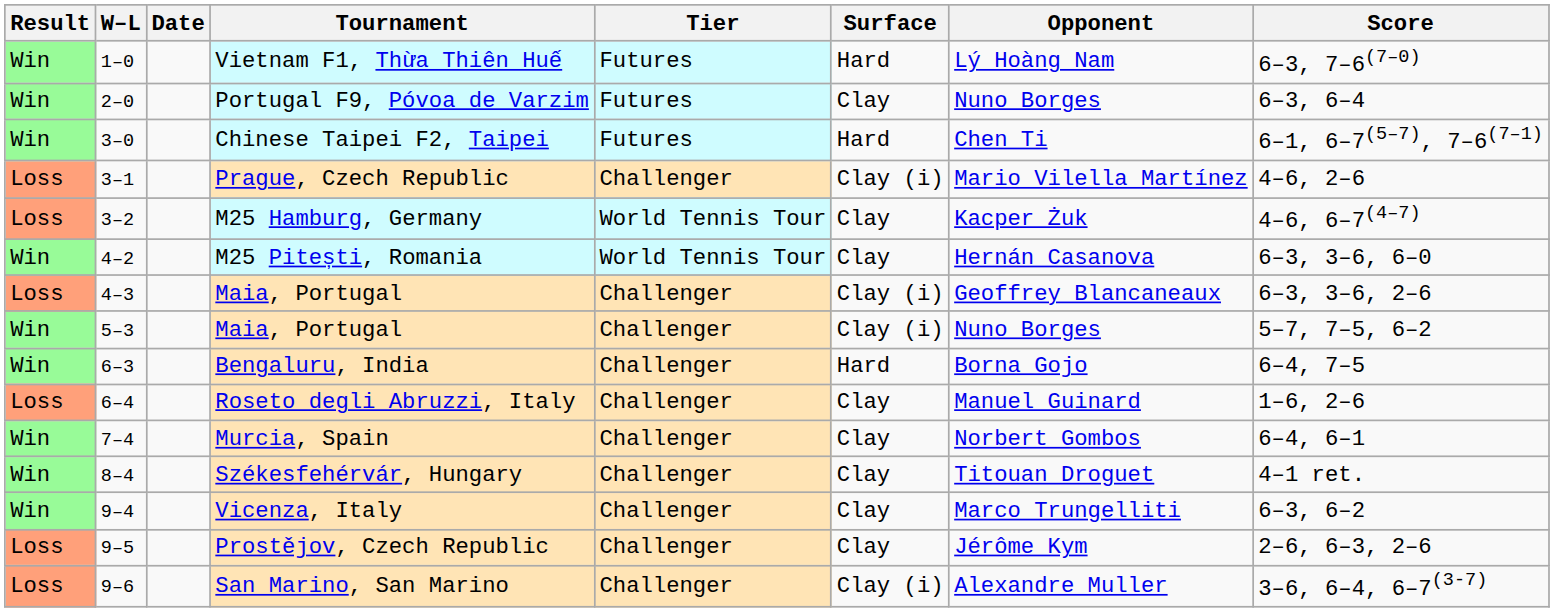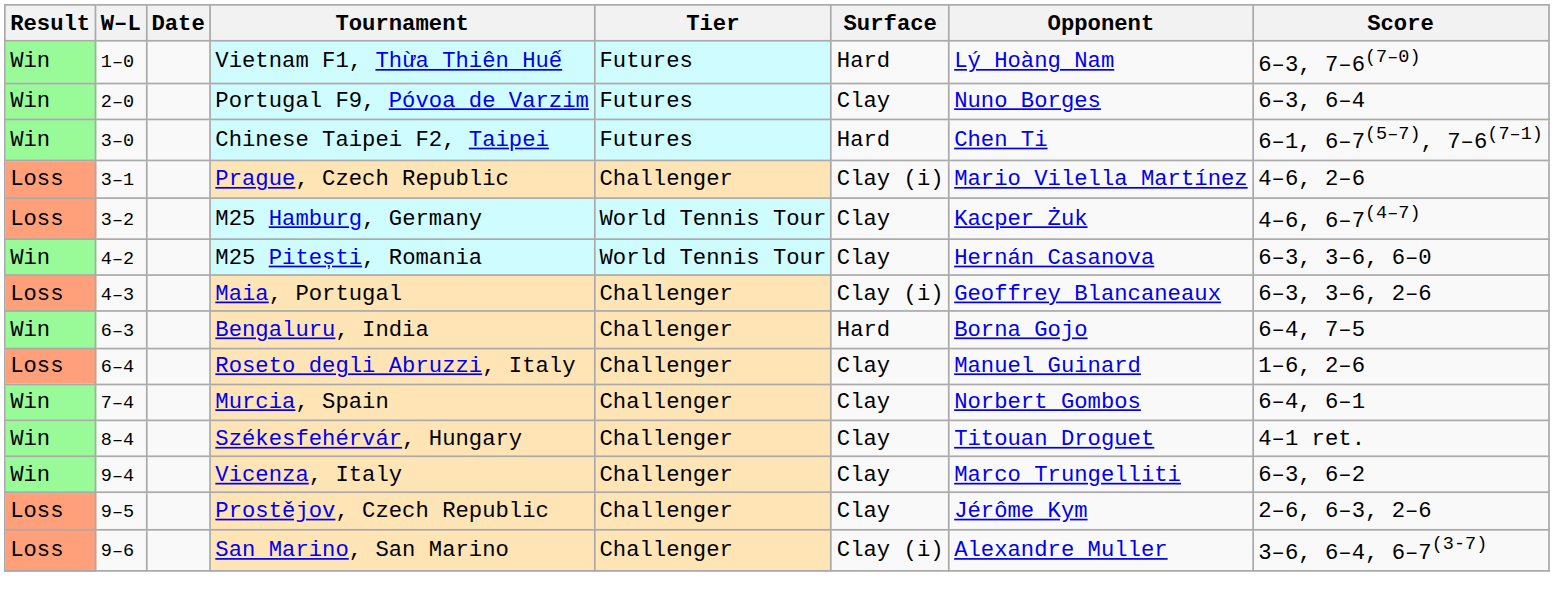- row: (117, 331)
